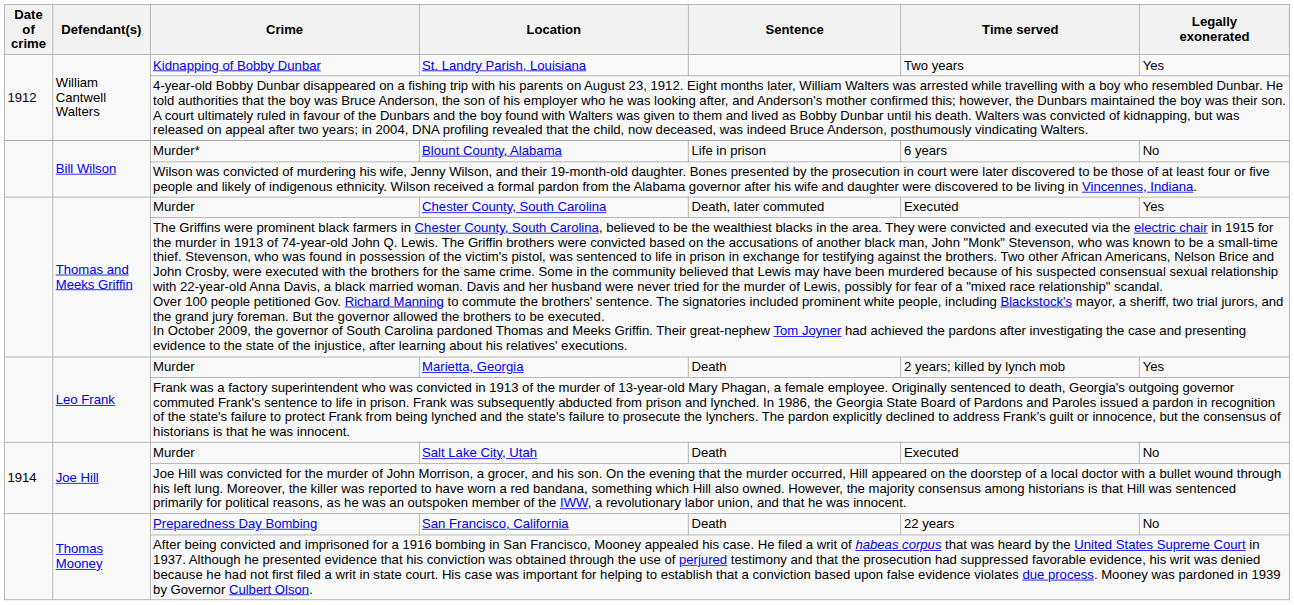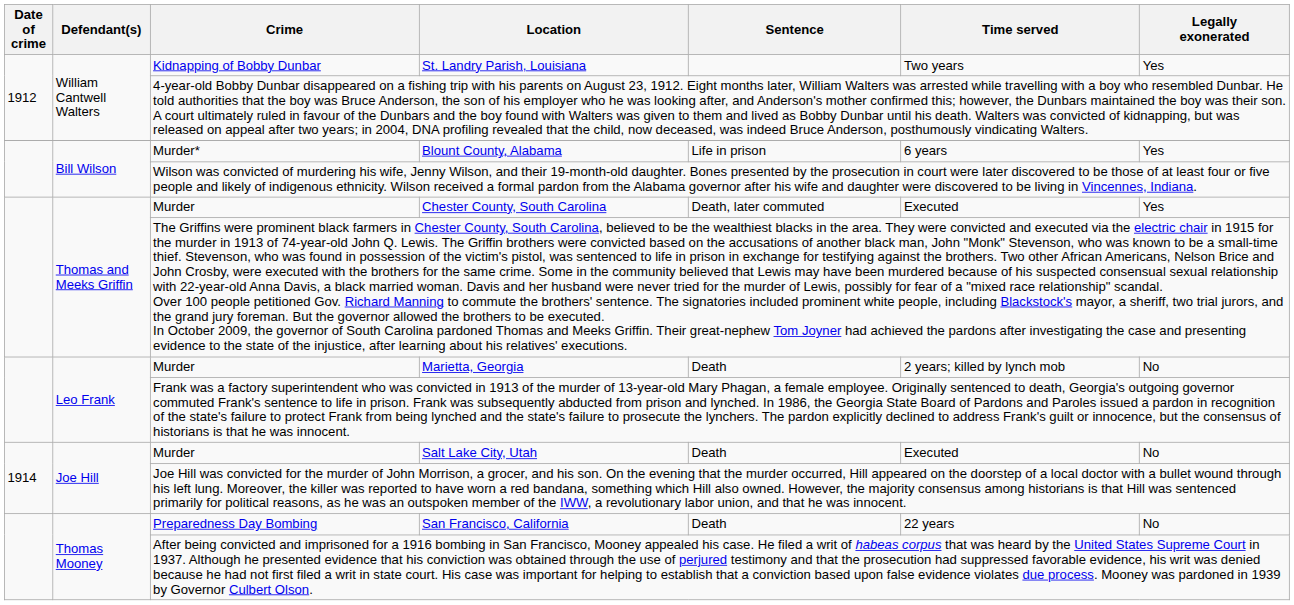(1151, 151) No -> (1153, 151) Yes
(1153, 367) Yes -> (1151, 367) No
